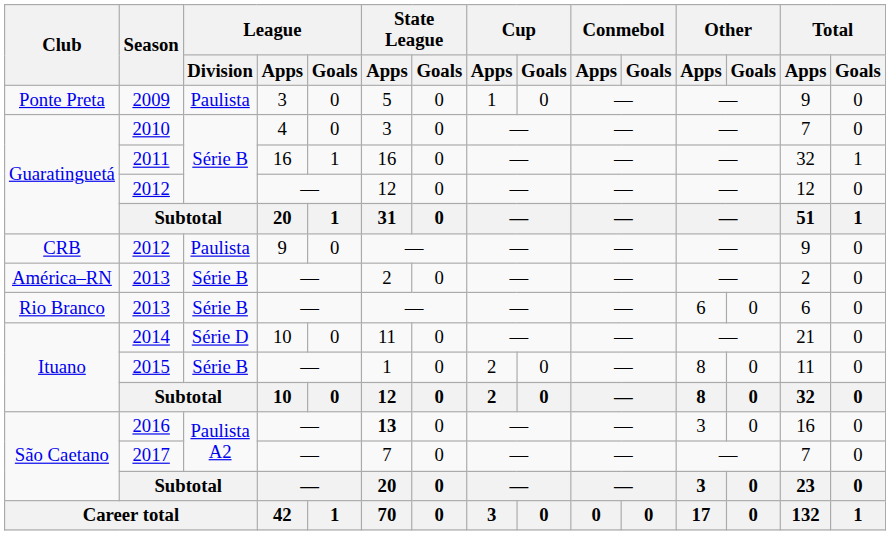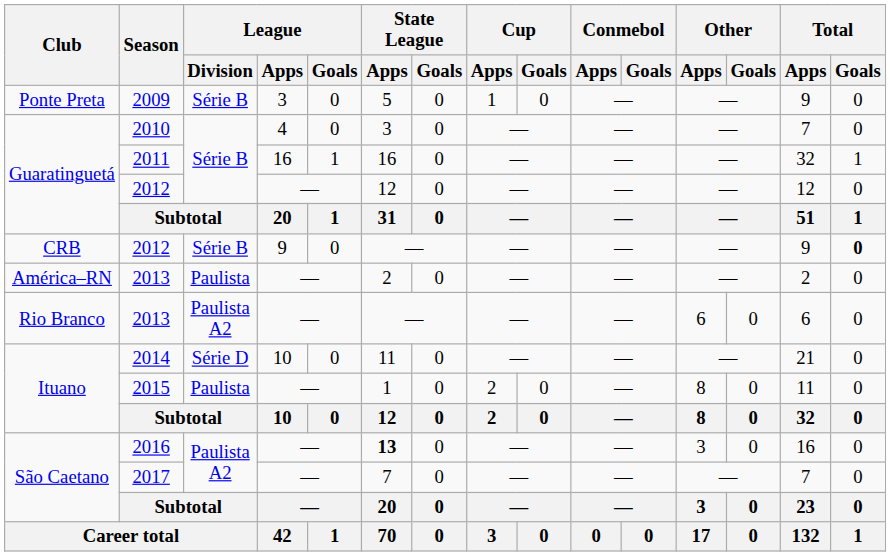(220, 99) Paulista -> (220, 99) Série B
(220, 248) Paulista -> (220, 248) Série B
(858, 248) normal -> (858, 248) bold
(220, 277) Série B -> (220, 277) Paulista
(220, 307) Série B -> (220, 318) Paulista A2
(220, 366) Série B -> (220, 388) Paulista
